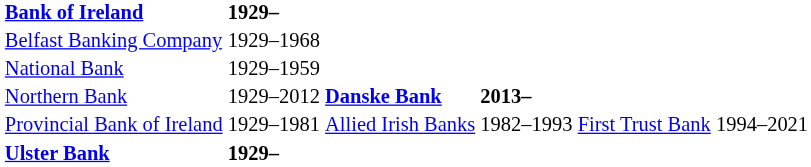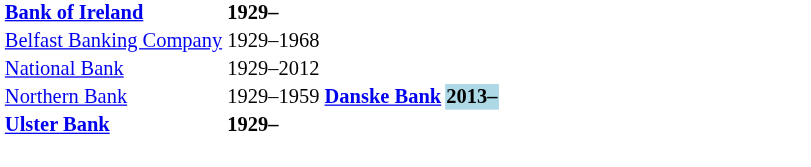(274, 68) 1929–1959 -> (273, 68) 1929–2012
(274, 96) 1929–2012 -> (273, 96) 1929–1959
(506, 96) no background -> (472, 96) lightblue background
- row: (114, 124)
